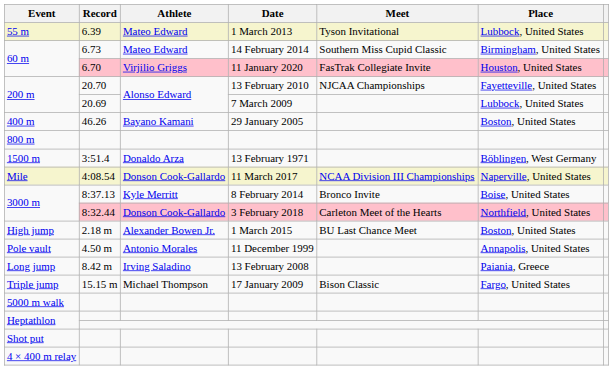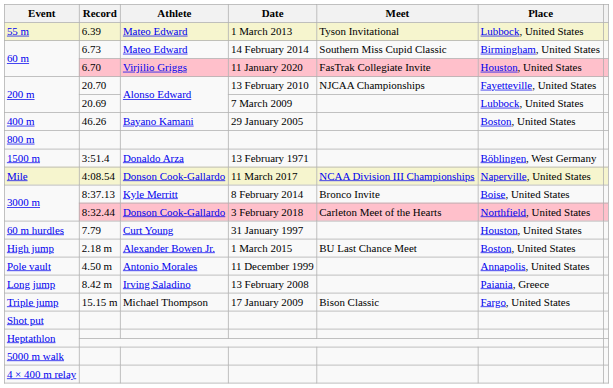+ row: (35, 230)
rows swapped: (25, 338) <-> (35, 302)
